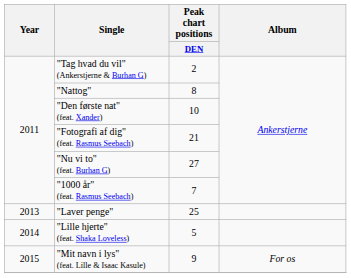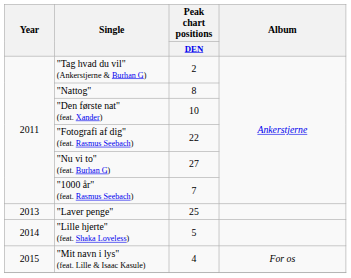(194, 138) 21 -> (194, 138) 22
(194, 259) 9 -> (194, 259) 4
